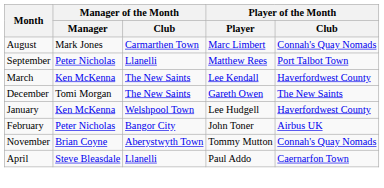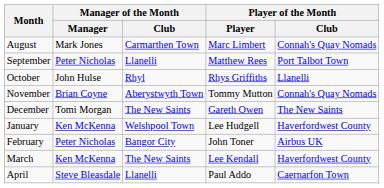+ row: (23, 77)
rows swapped: (28, 142) <-> (20, 77)
